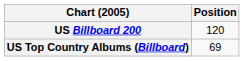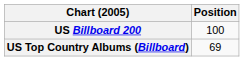(215, 30) 120 -> (215, 30) 100
